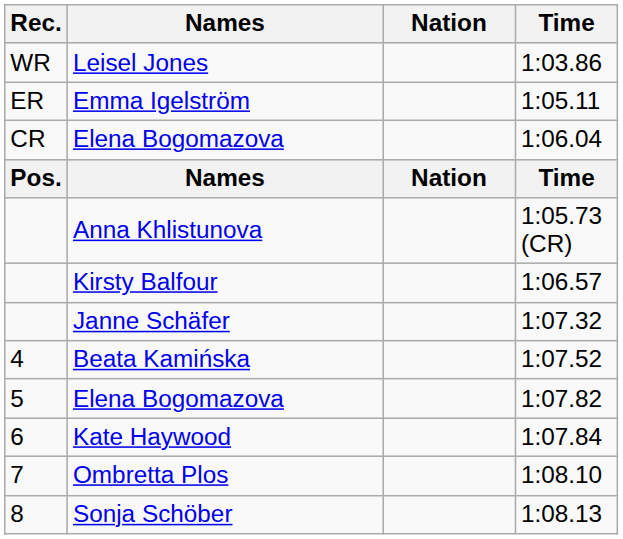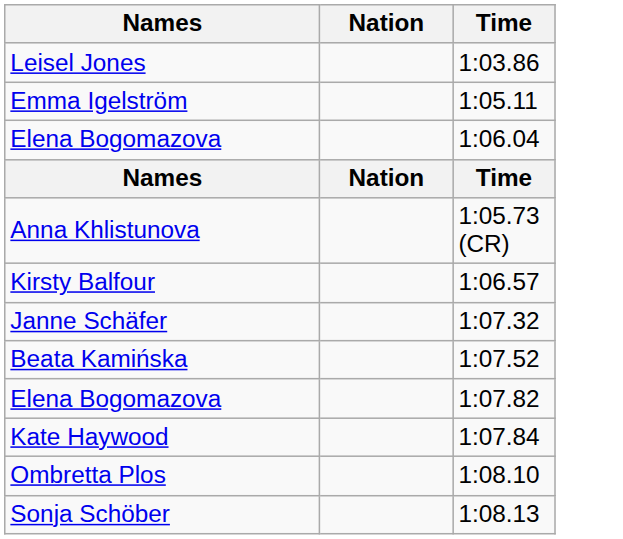- column: (36, 23)
